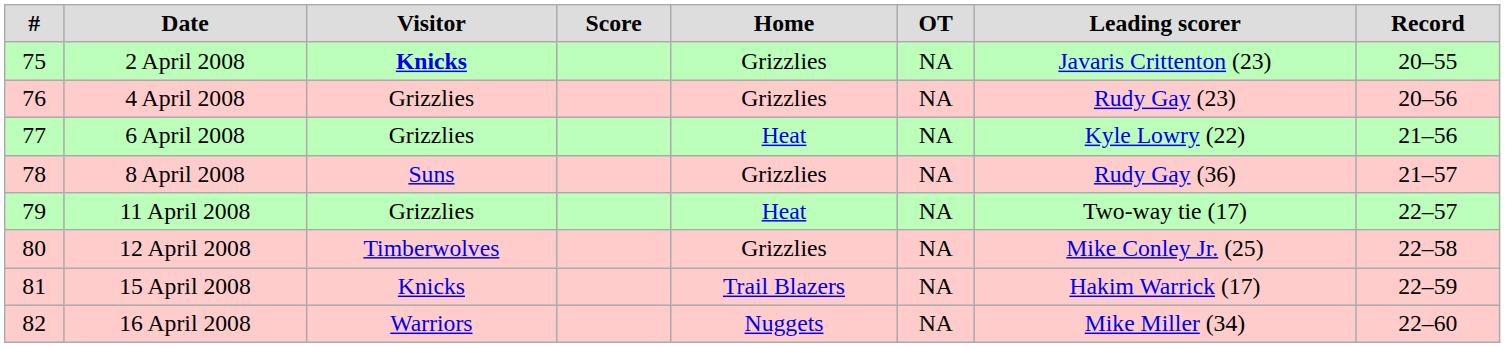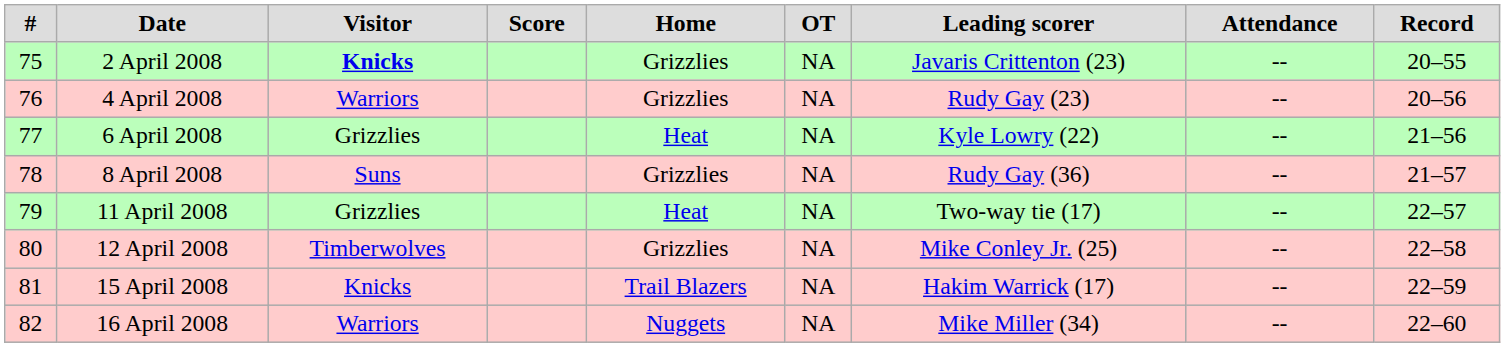+ column: (1280, 23)
(431, 98) Grizzlies -> (378, 98) Warriors
